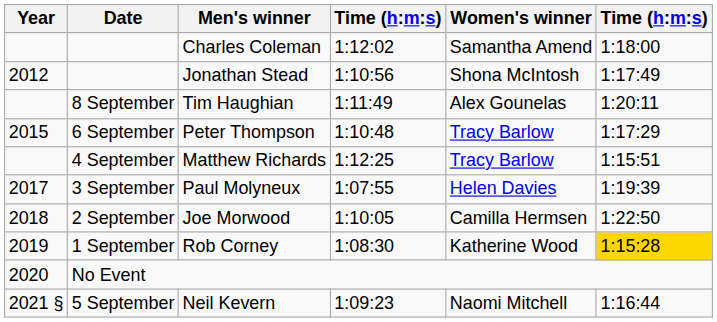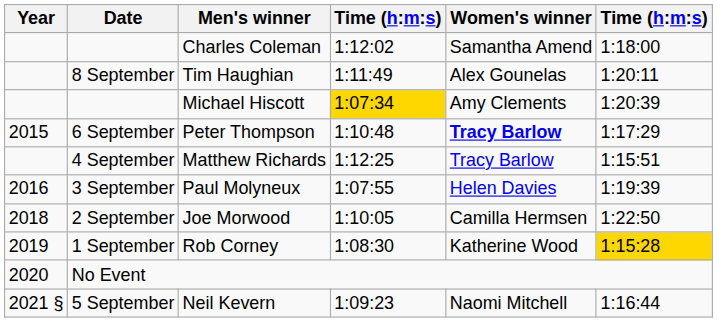- row: (245, 75)
+ row: (243, 103)
(502, 132) normal -> (506, 132) bold
(29, 189) 2017 -> (29, 189) 2016
